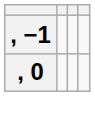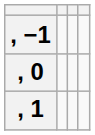+ row: (30, 110)
